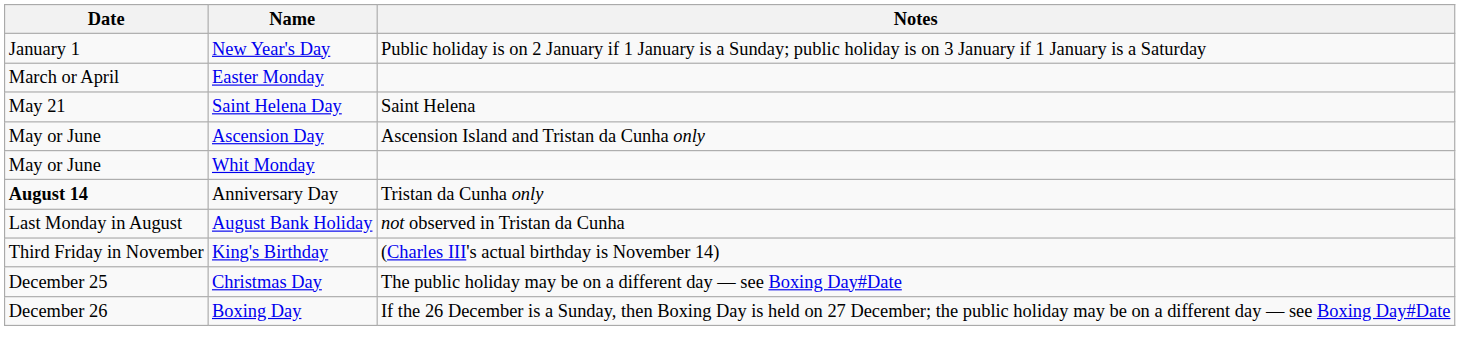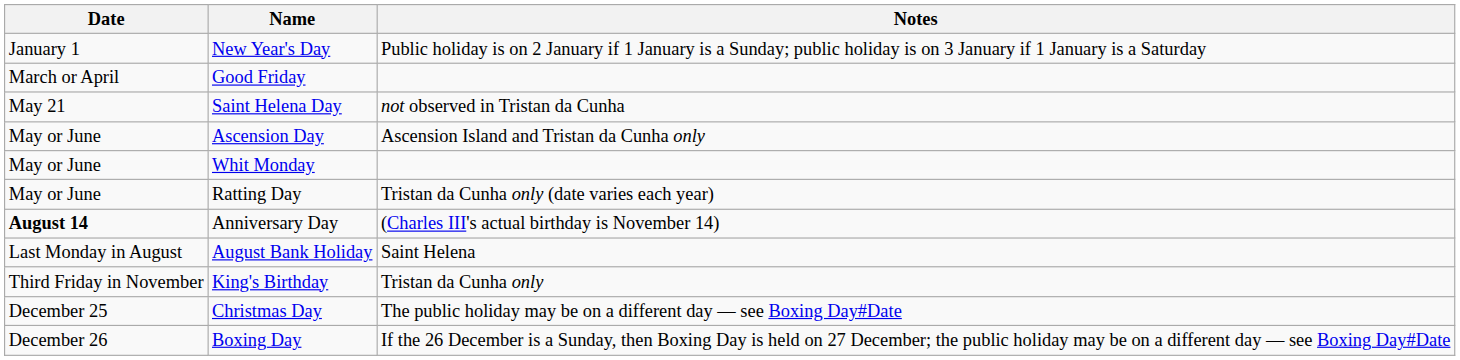+ row: (259, 77)
- row: (268, 77)
(428, 106) Saint Helena -> (503, 106) not observed in Tristan da Cunha
+ row: (257, 194)
(462, 194) Tristan da Cunha only -> (550, 223) (Charles III's actual birthday is November 14)
(503, 223) not observed in Tristan da Cunha -> (428, 252) Saint Helena
(550, 252) (Charles III's actual birthday is November 14) -> (462, 281) Tristan da Cunha only
